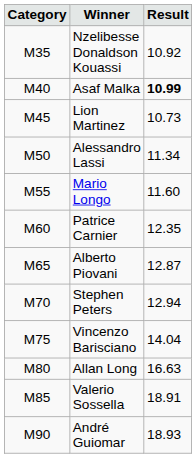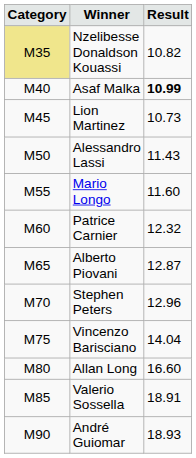(37, 52) no background -> (37, 52) khaki background
(164, 52) 10.92 -> (164, 52) 10.82
(164, 155) 11.34 -> (164, 155) 11.43
(164, 228) 12.35 -> (164, 228) 12.32
(164, 302) 12.94 -> (164, 302) 12.96
(164, 368) 16.63 -> (164, 368) 16.60
